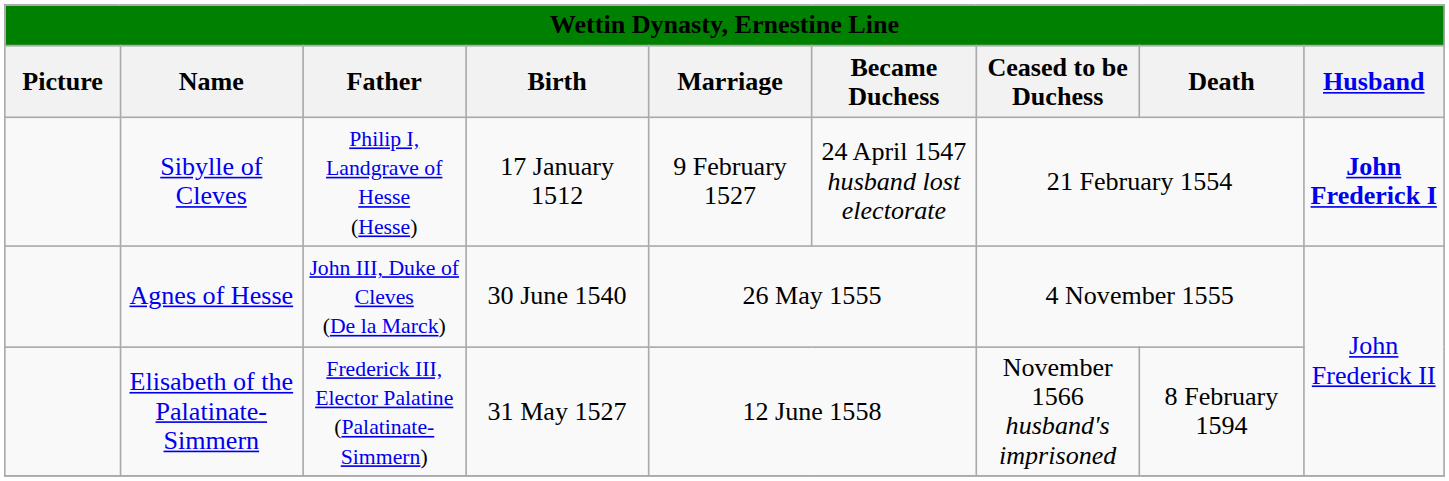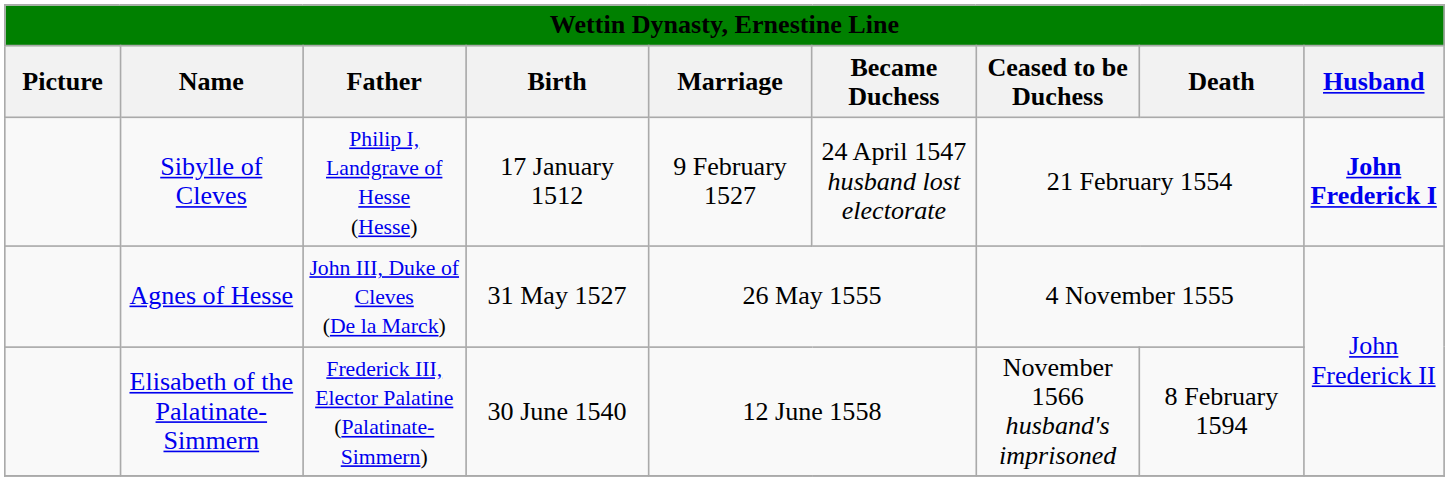(557, 295) 30 June 1540 -> (557, 295) 31 May 1527
(557, 410) 31 May 1527 -> (557, 410) 30 June 1540
